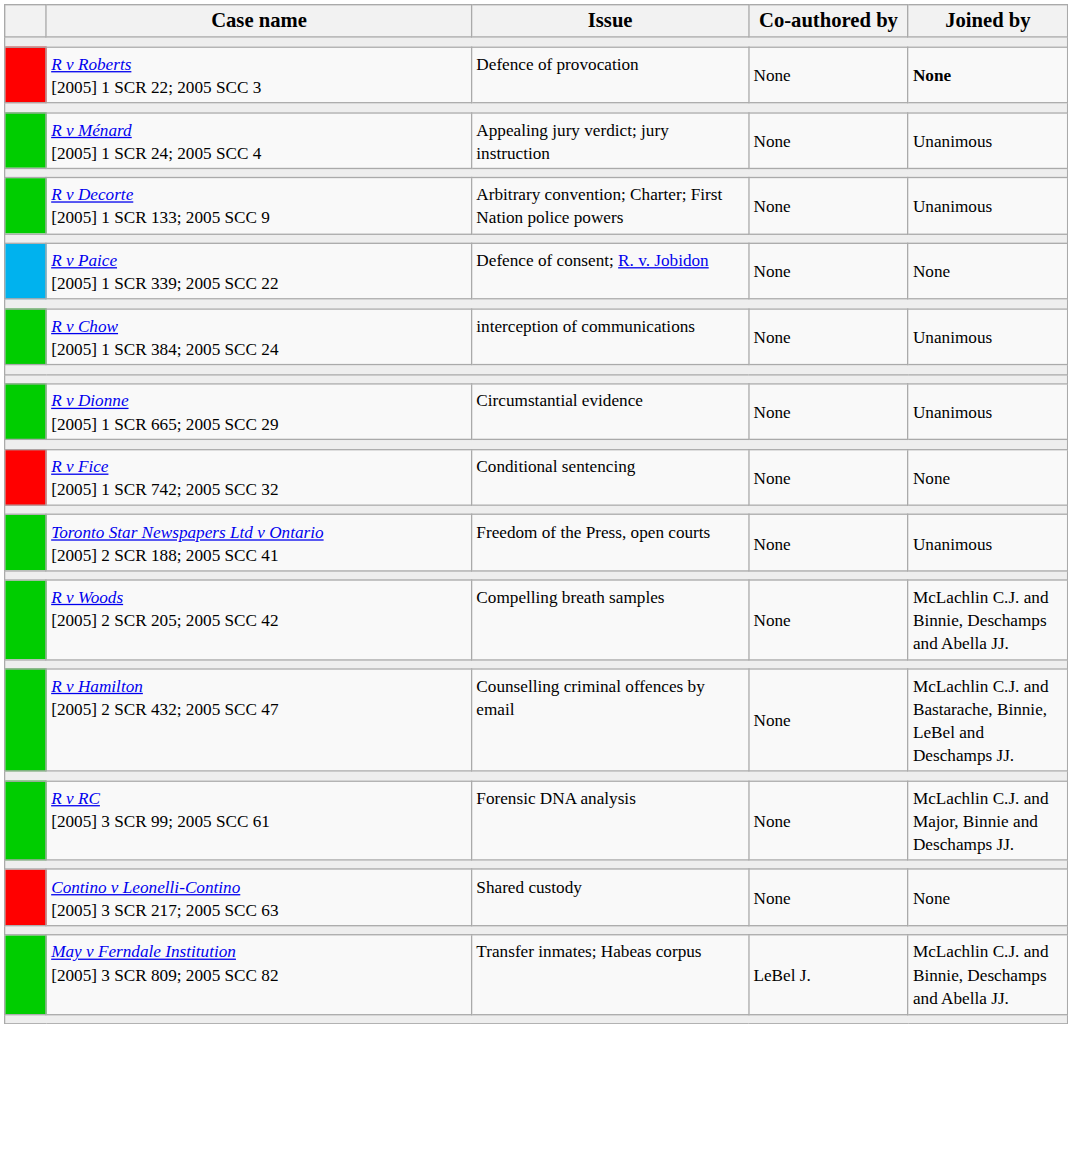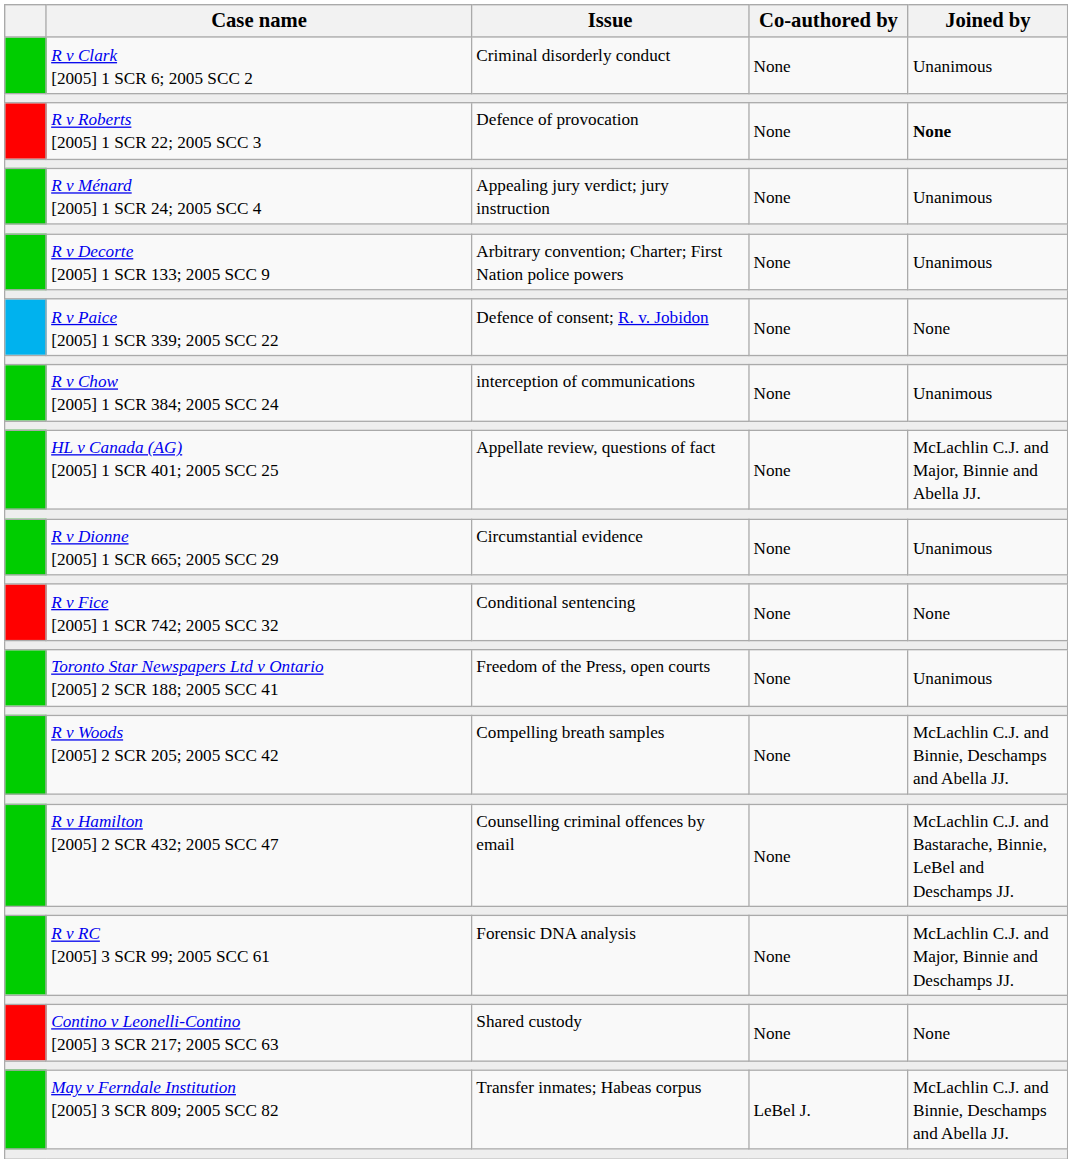+ row: (152, 66)
+ row: (165, 459)
